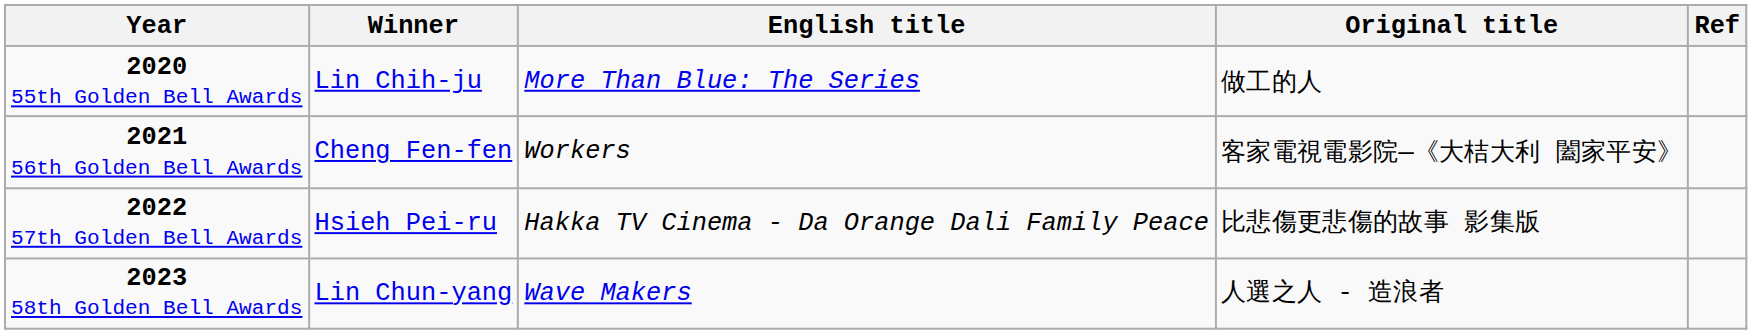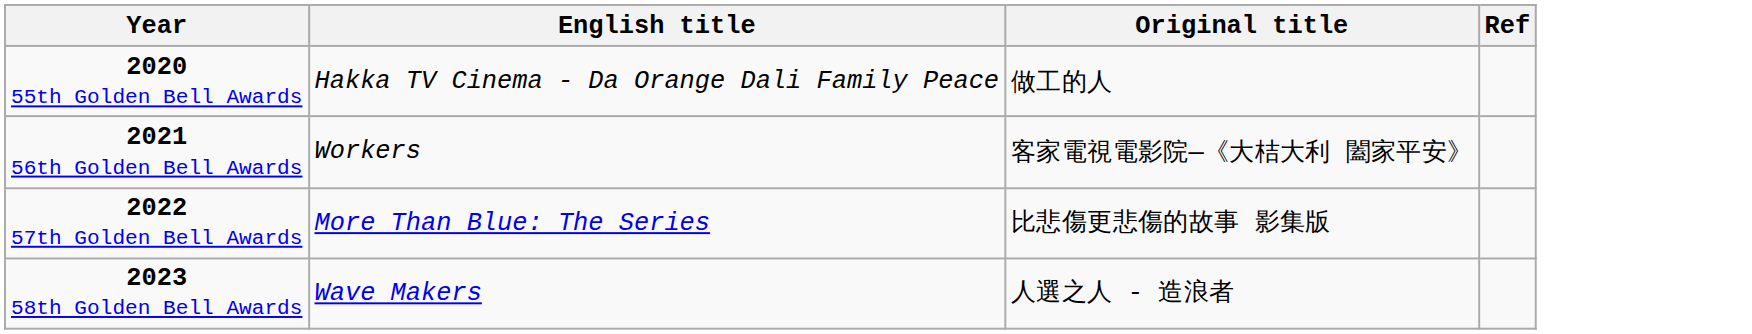- column: (413, 26)
(722, 82) More Than Blue: The Series -> (657, 82) Hakka TV Cinema - Da Orange Dali Family Peace
(867, 223) Hakka TV Cinema - Da Orange Dali Family Peace -> (512, 223) More Than Blue: The Series
